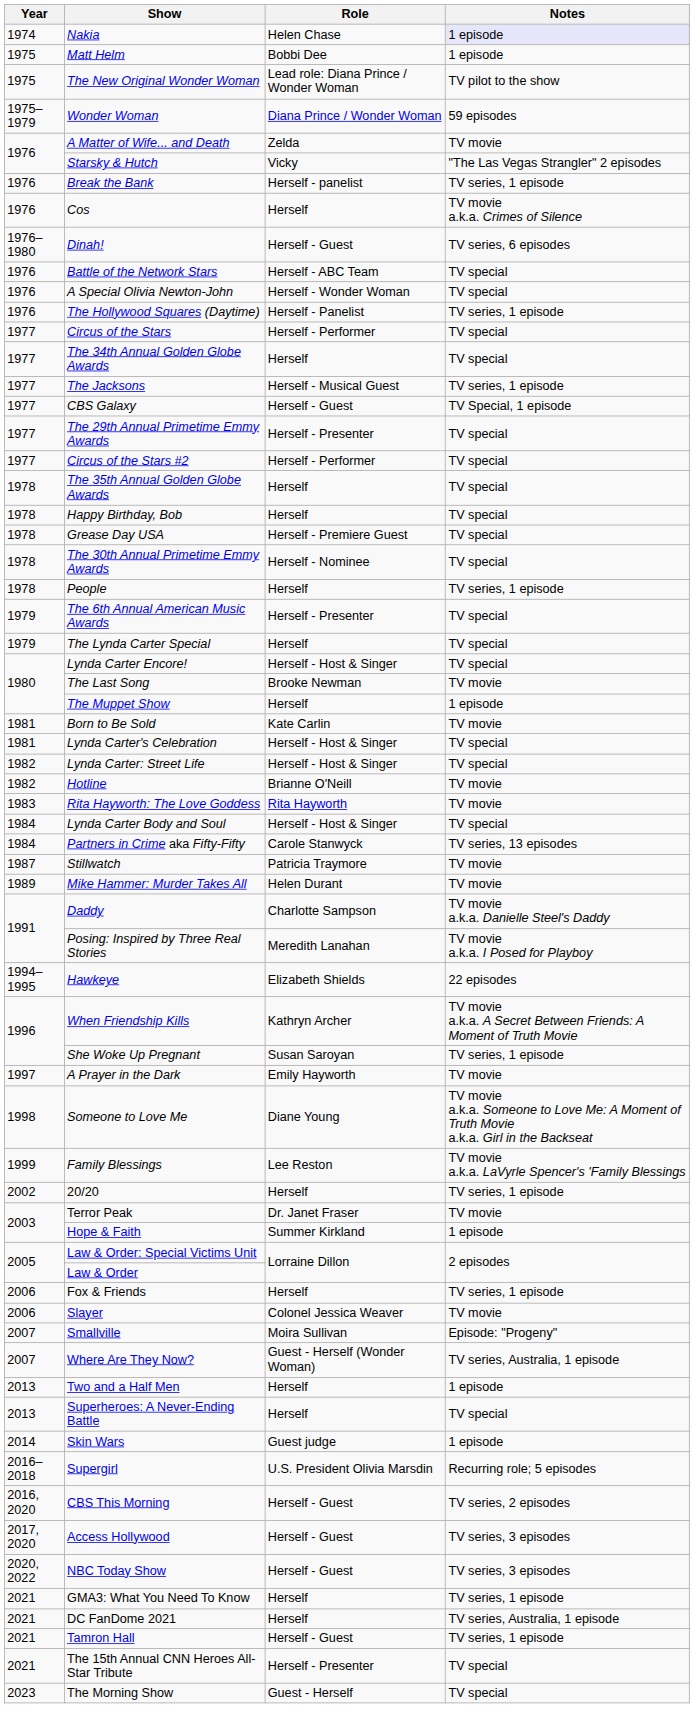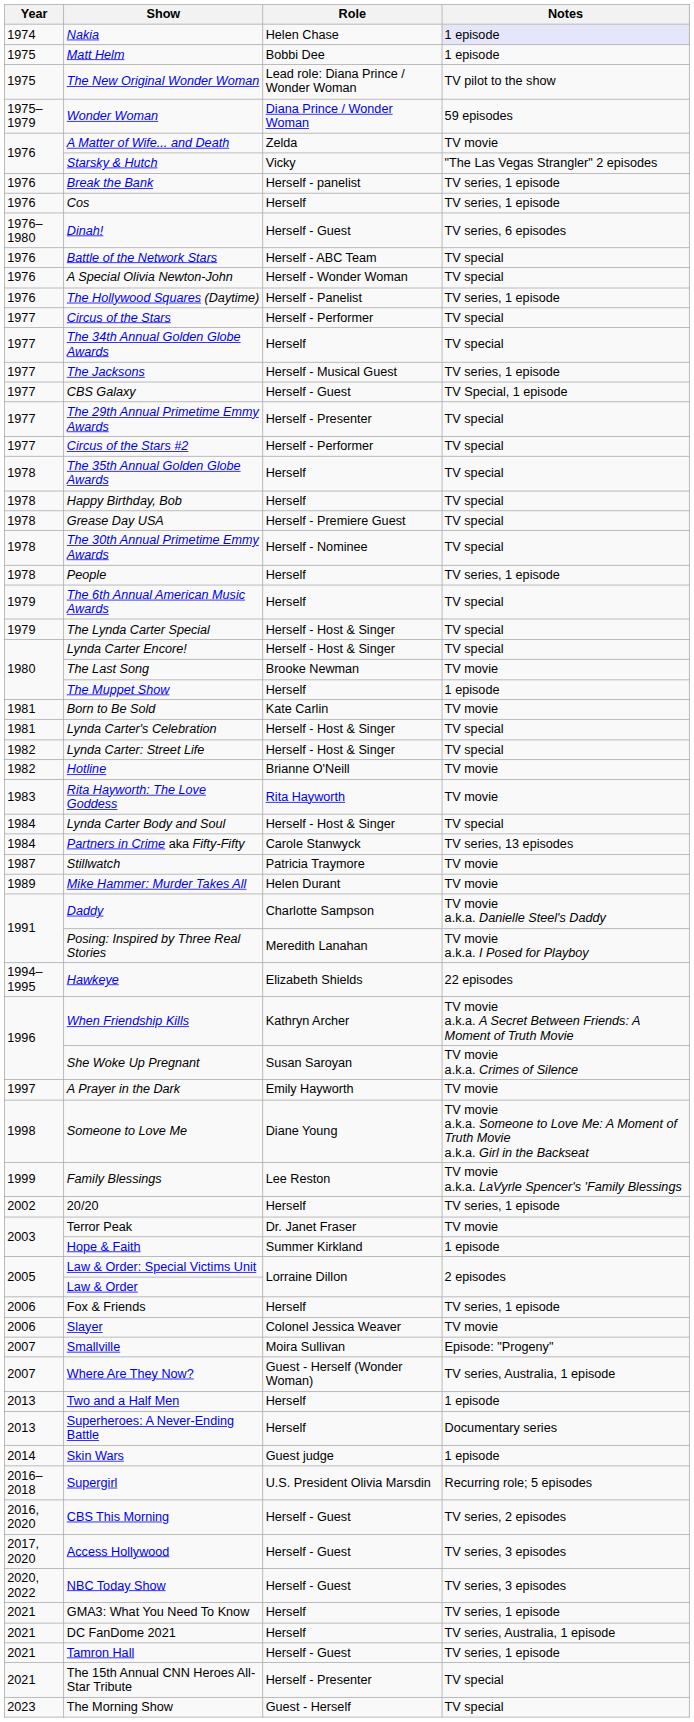(515, 210) TV movie a.k.a. Crimes of Silence -> (502, 203) TV series, 1 episode
(321, 616) Herself - Presenter -> (286, 602) Herself
(288, 643) Herself -> (330, 629) Herself - Host & Singer
(506, 1055) TV series, 1 episode -> (511, 1062) TV movie a.k.a. Crimes of Silence
(478, 1414) TV special -> (501, 1428) Documentary series
